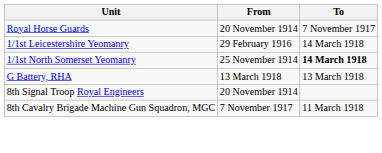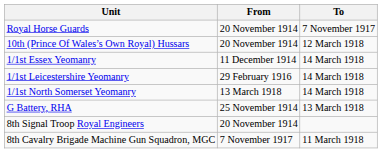+ row: (98, 44)
+ row: (51, 60)
(259, 60) 25 November 1914 -> (251, 92) 13 March 1918
(334, 60) bold -> (333, 92) normal
(251, 76) 13 March 1918 -> (259, 108) 25 November 1914
